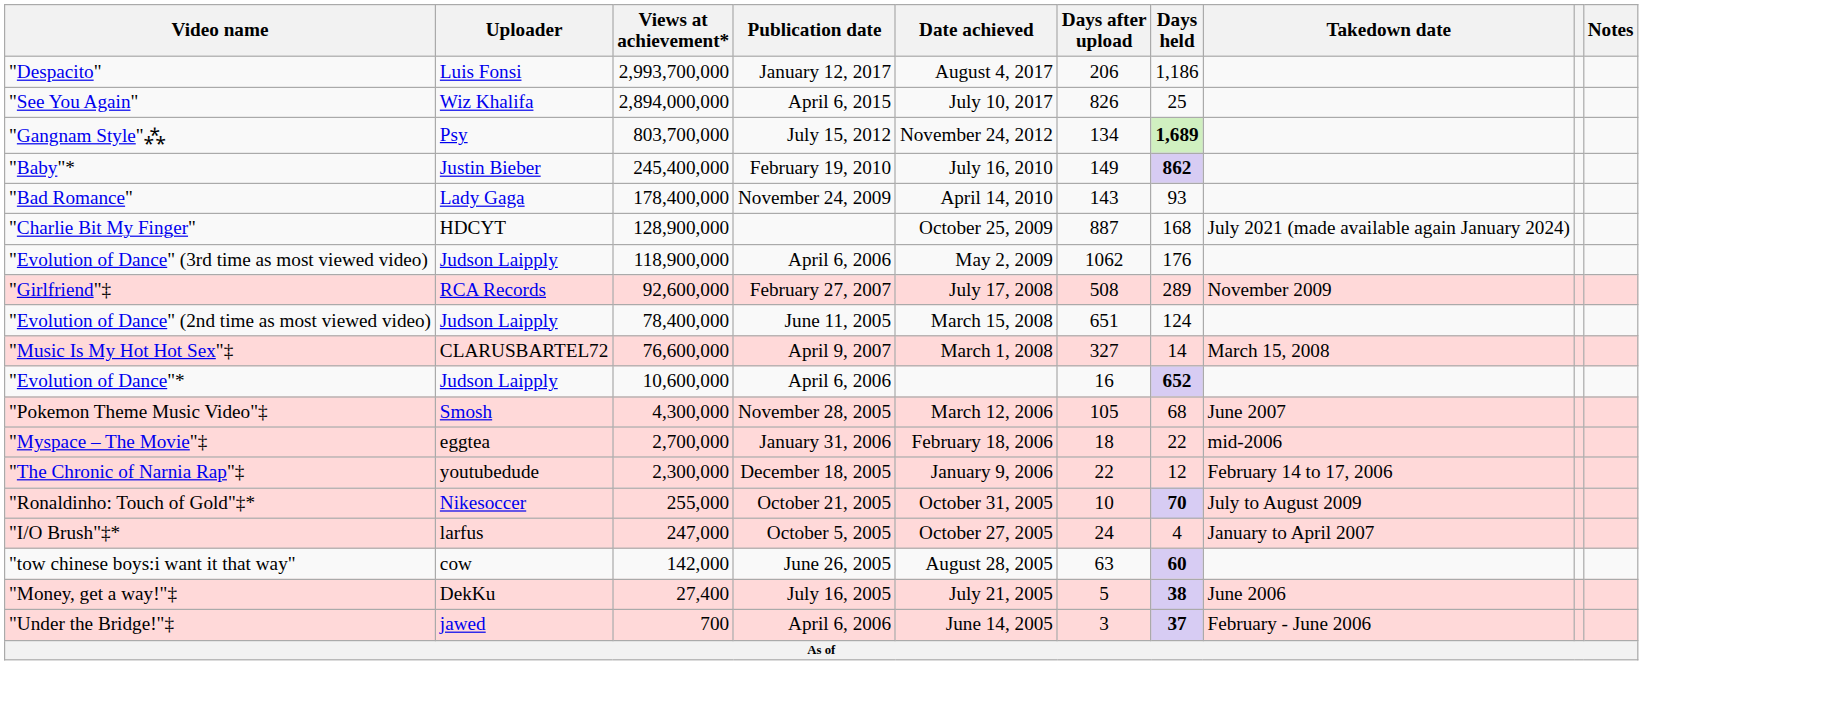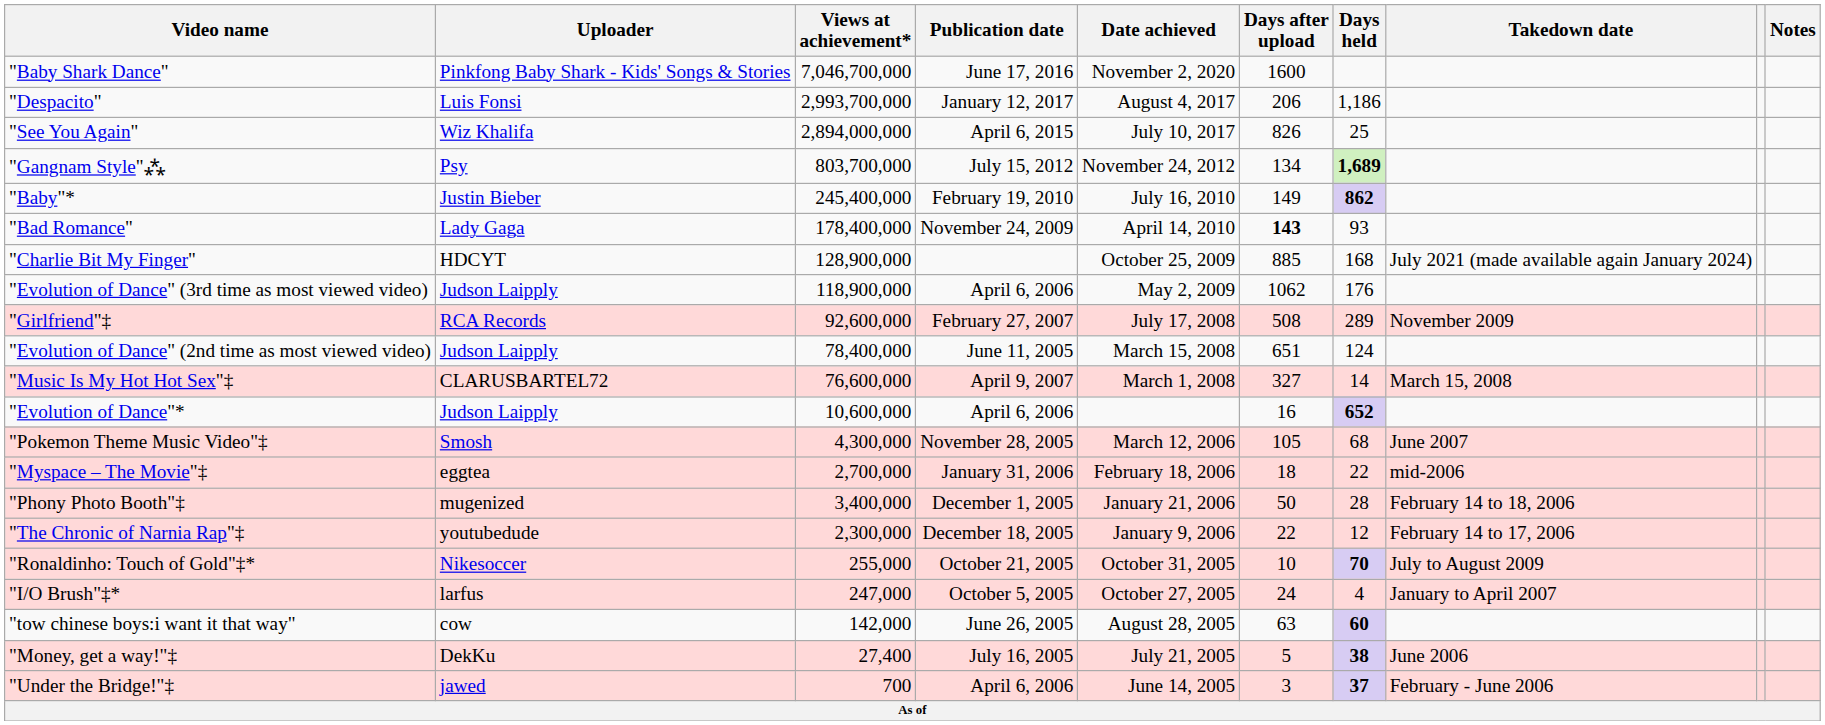+ row: (89, 71)
(1104, 198) normal -> (1286, 228) bold
(1104, 228) 887 -> (1286, 259) 885
+ row: (97, 502)
